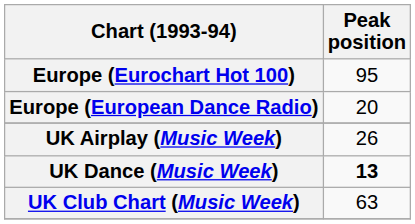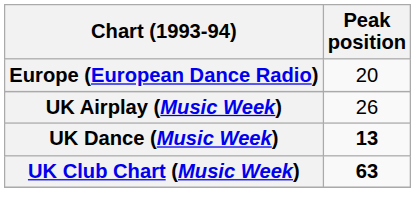- row: (164, 75)
(367, 203) normal -> (367, 171) bold
